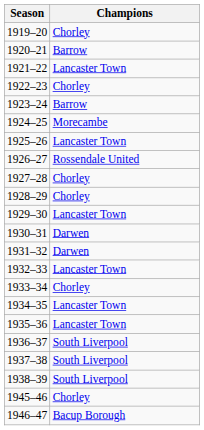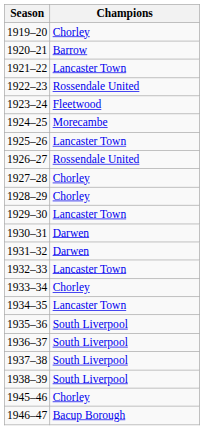(71, 86) Chorley -> (96, 86) Rossendale United
(70, 104) Barrow -> (77, 104) Fleetwood
(89, 324) Lancaster Town -> (90, 324) South Liverpool
